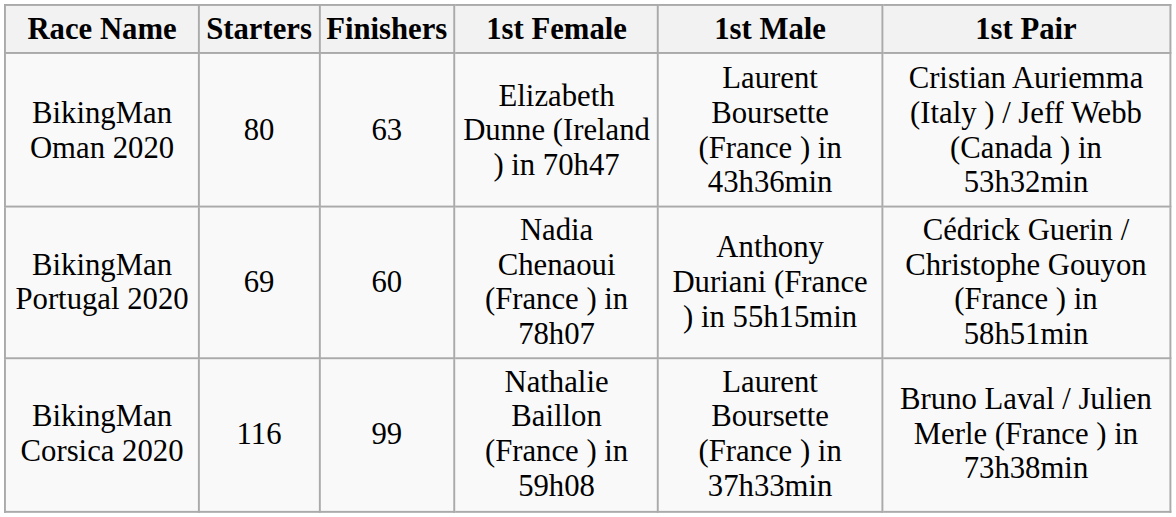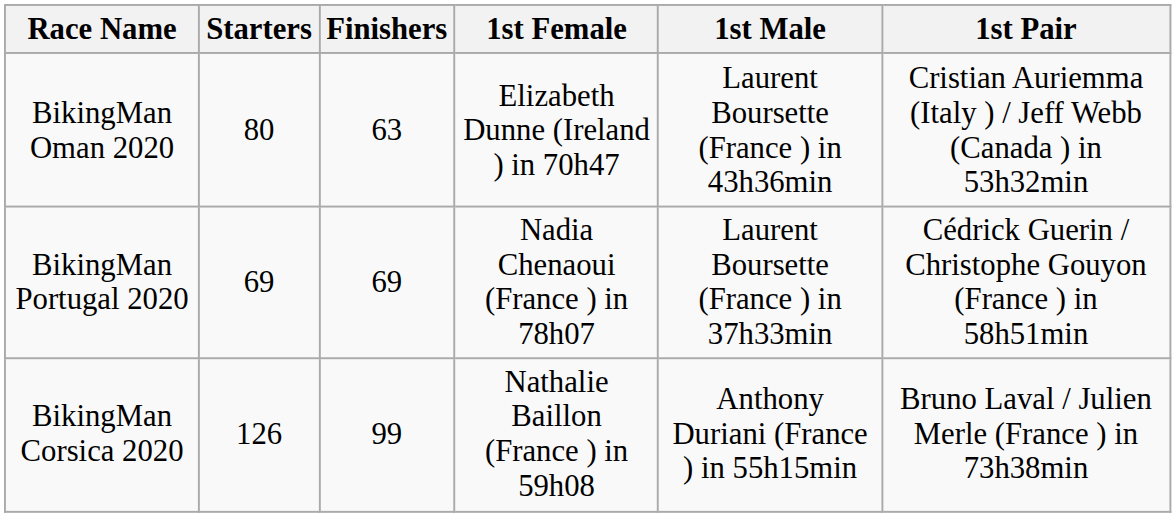(387, 281) 60 -> (387, 281) 69
(770, 281) Anthony Duriani (France ) in 55h15min -> (770, 281) Laurent Boursette (France ) in 37h33min
(259, 434) 116 -> (259, 434) 126
(770, 434) Laurent Boursette (France ) in 37h33min -> (770, 434) Anthony Duriani (France ) in 55h15min
